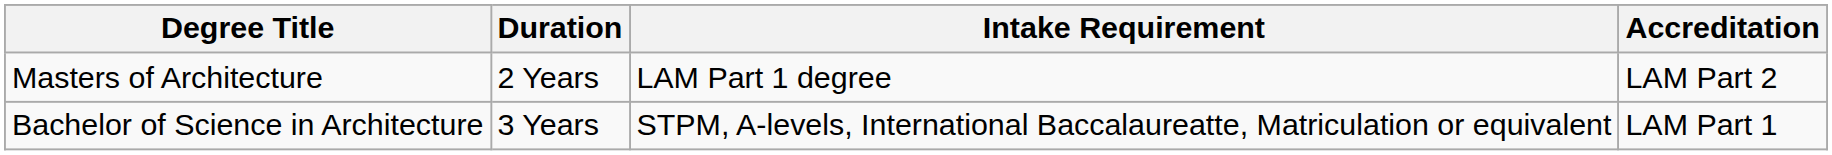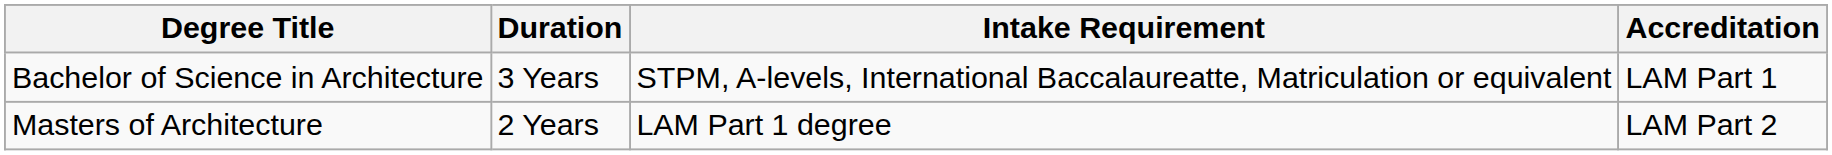rows swapped: (248, 125) <-> (167, 76)
